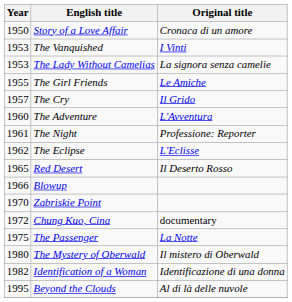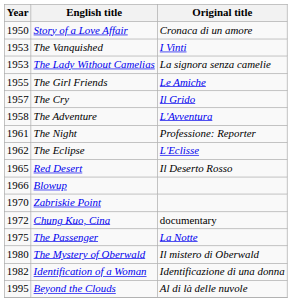(18, 116) 1960 -> (18, 116) 1958
